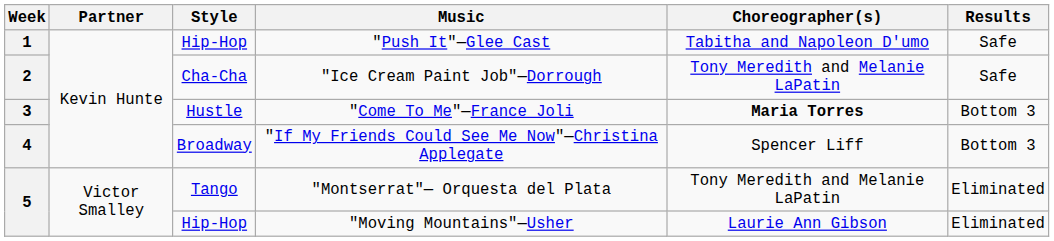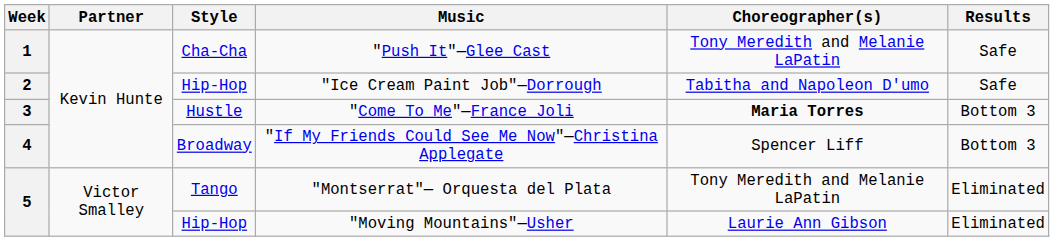(214, 43) Hip-Hop -> (214, 52) Cha-Cha
(807, 43) Tabitha and Napoleon D'umo -> (807, 52) Tony Meredith and Melanie LaPatin
(214, 77) Cha-Cha -> (214, 86) Hip-Hop
(807, 77) Tony Meredith and Melanie LaPatin -> (807, 86) Tabitha and Napoleon D'umo
